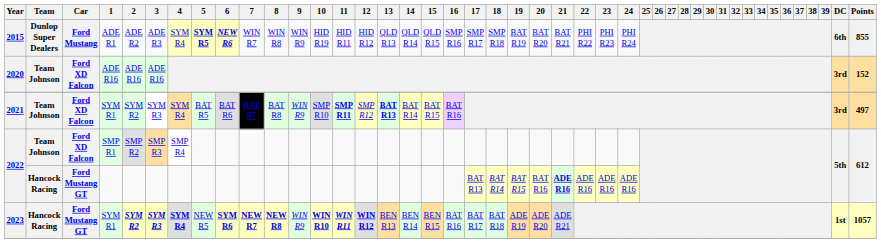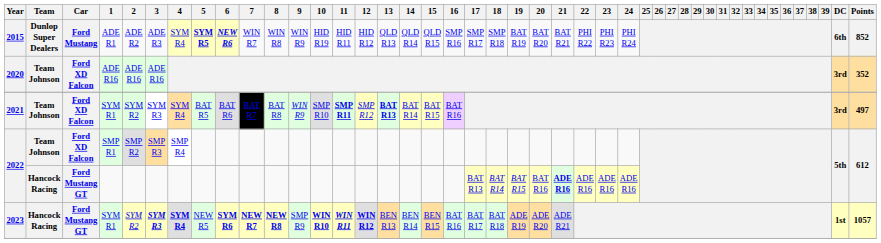(862, 37) 855 -> (862, 37) 852
(862, 74) 152 -> (862, 74) 352
(134, 220) bold -> (134, 220) normal
(299, 220) WIN R9 -> (299, 220) SMP R9
